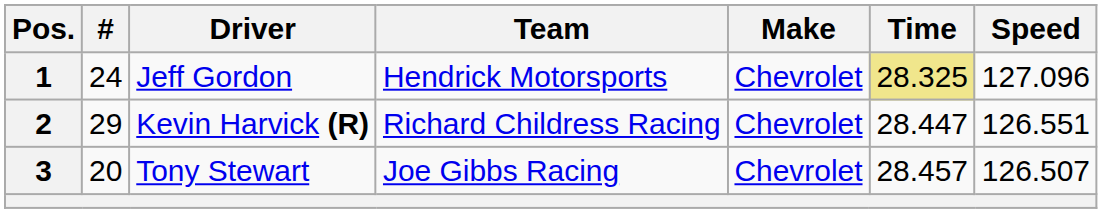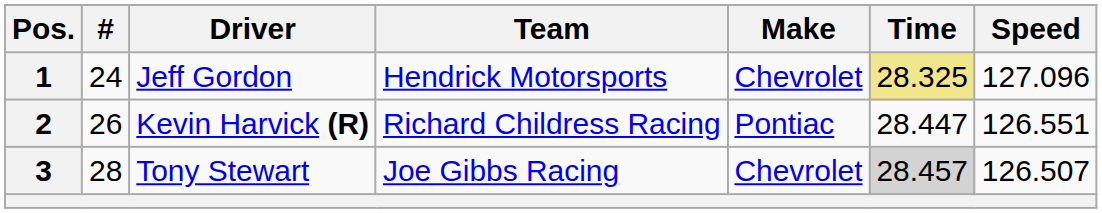(106, 124) 29 -> (106, 124) 26
(798, 124) Chevrolet -> (784, 124) Pontiac
(106, 171) 20 -> (106, 171) 28
(922, 171) no background -> (922, 171) lightgrey background
